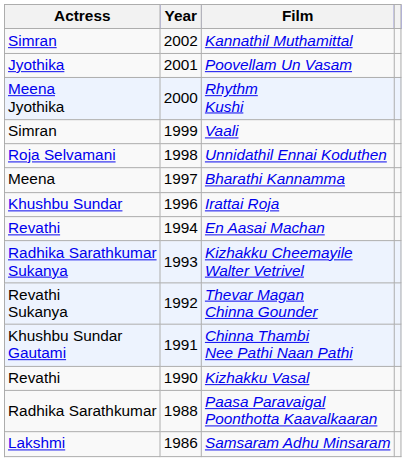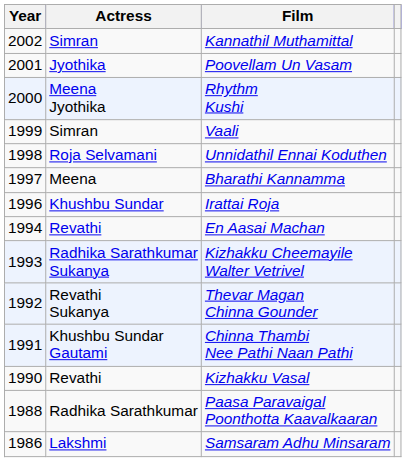columns swapped: (181, 16) <-> (82, 16)
